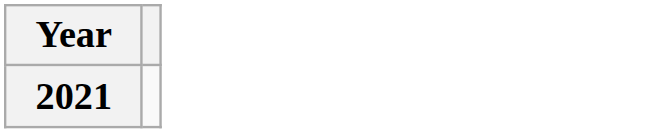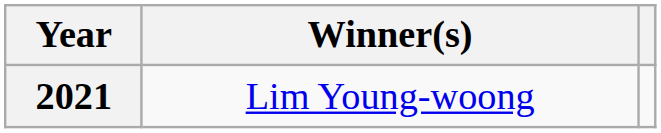+ column: (390, 34)
